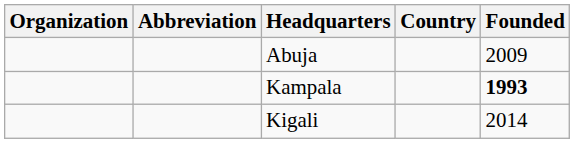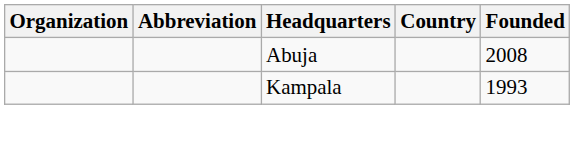(507, 54) 2009 -> (507, 54) 2008
(507, 87) bold -> (507, 87) normal
- row: (292, 120)
